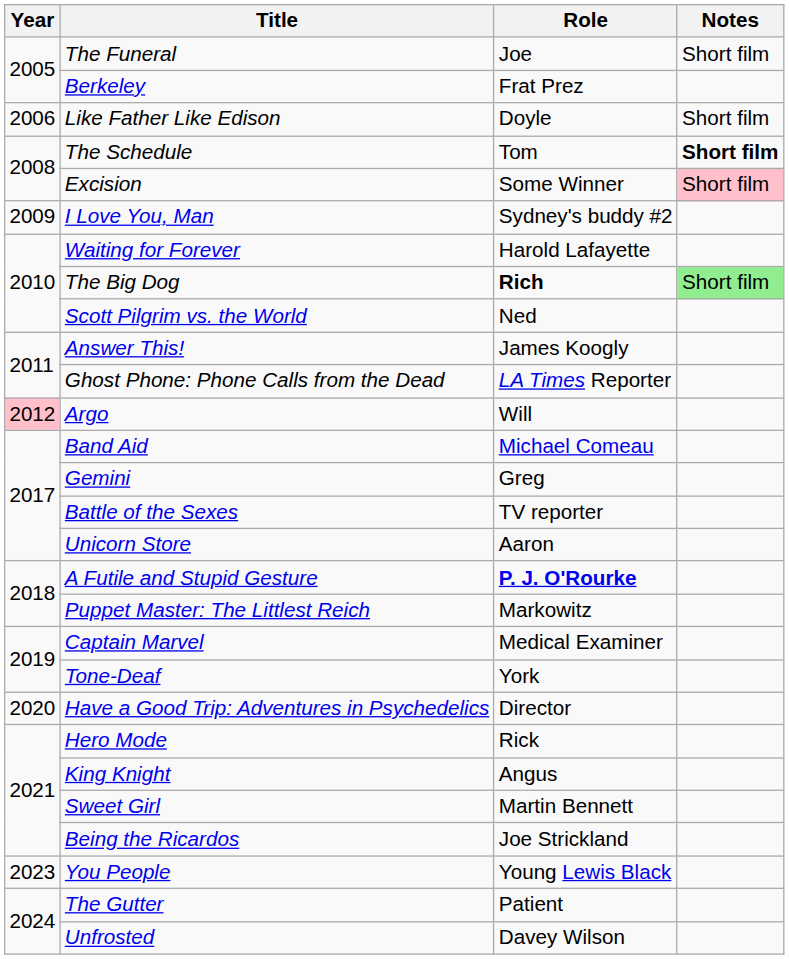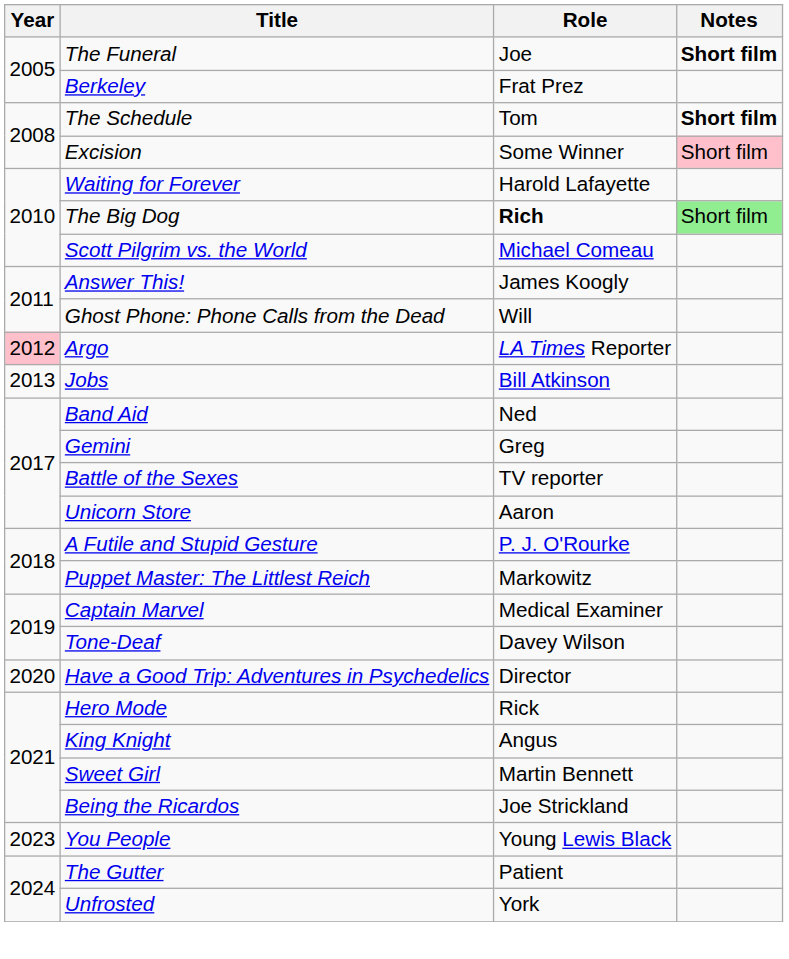(726, 53) normal -> (729, 53) bold
- row: (173, 119)
- row: (139, 217)
(518, 315) Ned -> (576, 250) Michael Comeau
(585, 380) LA Times Reporter -> (515, 315) Will
(515, 413) Will -> (585, 348) LA Times Reporter
+ row: (87, 380)
(576, 446) Michael Comeau -> (518, 413) Ned
(568, 577) bold -> (564, 544) normal
(519, 675) York -> (562, 642) Davey Wilson
(562, 937) Davey Wilson -> (519, 904) York
